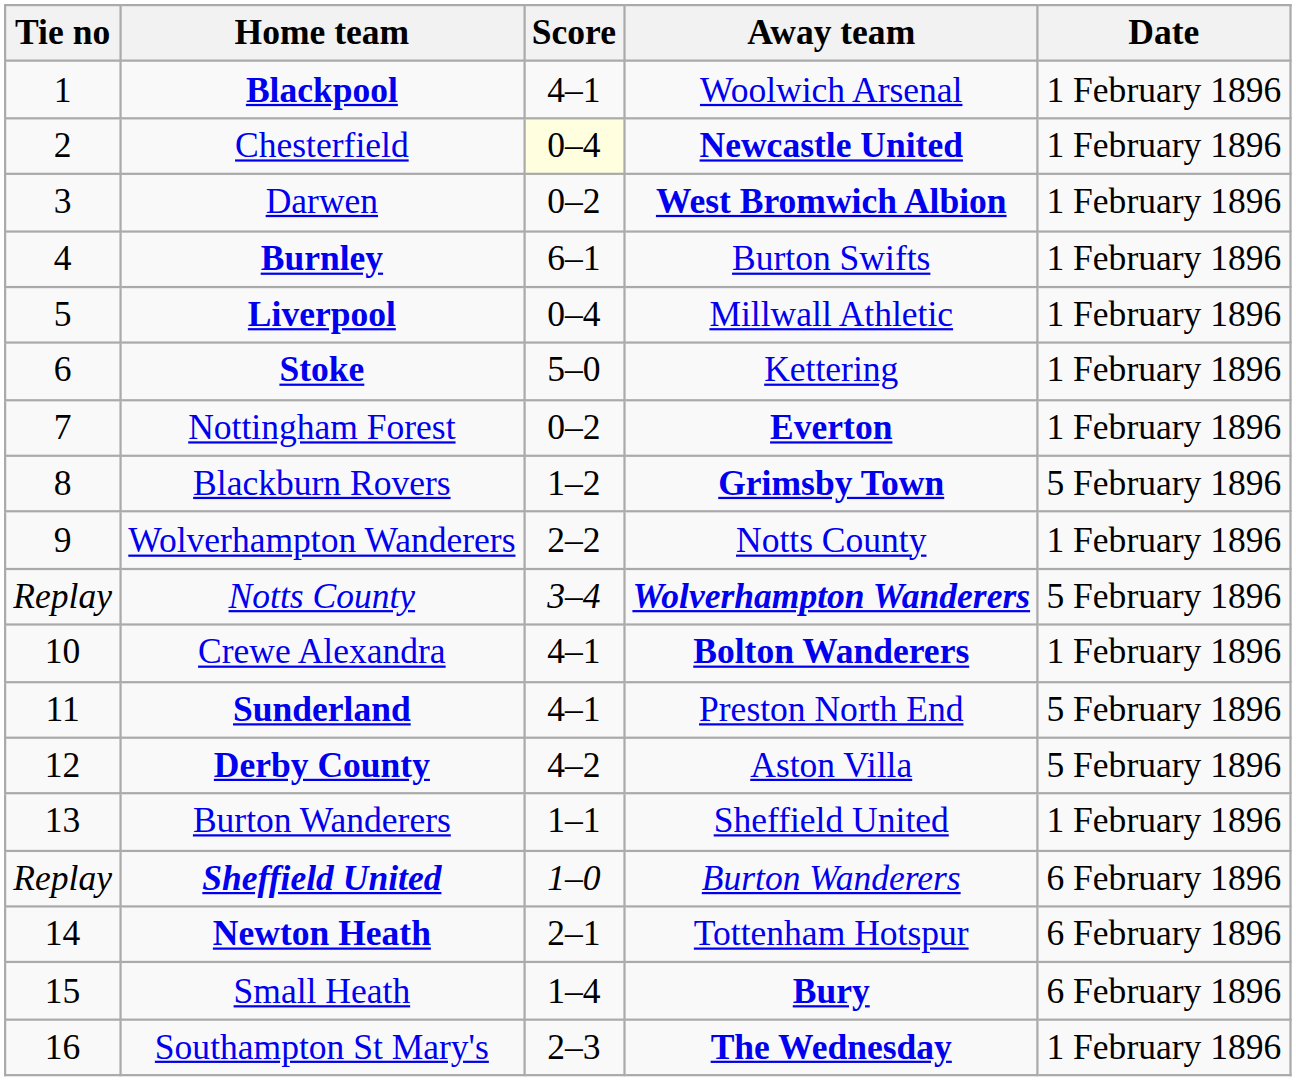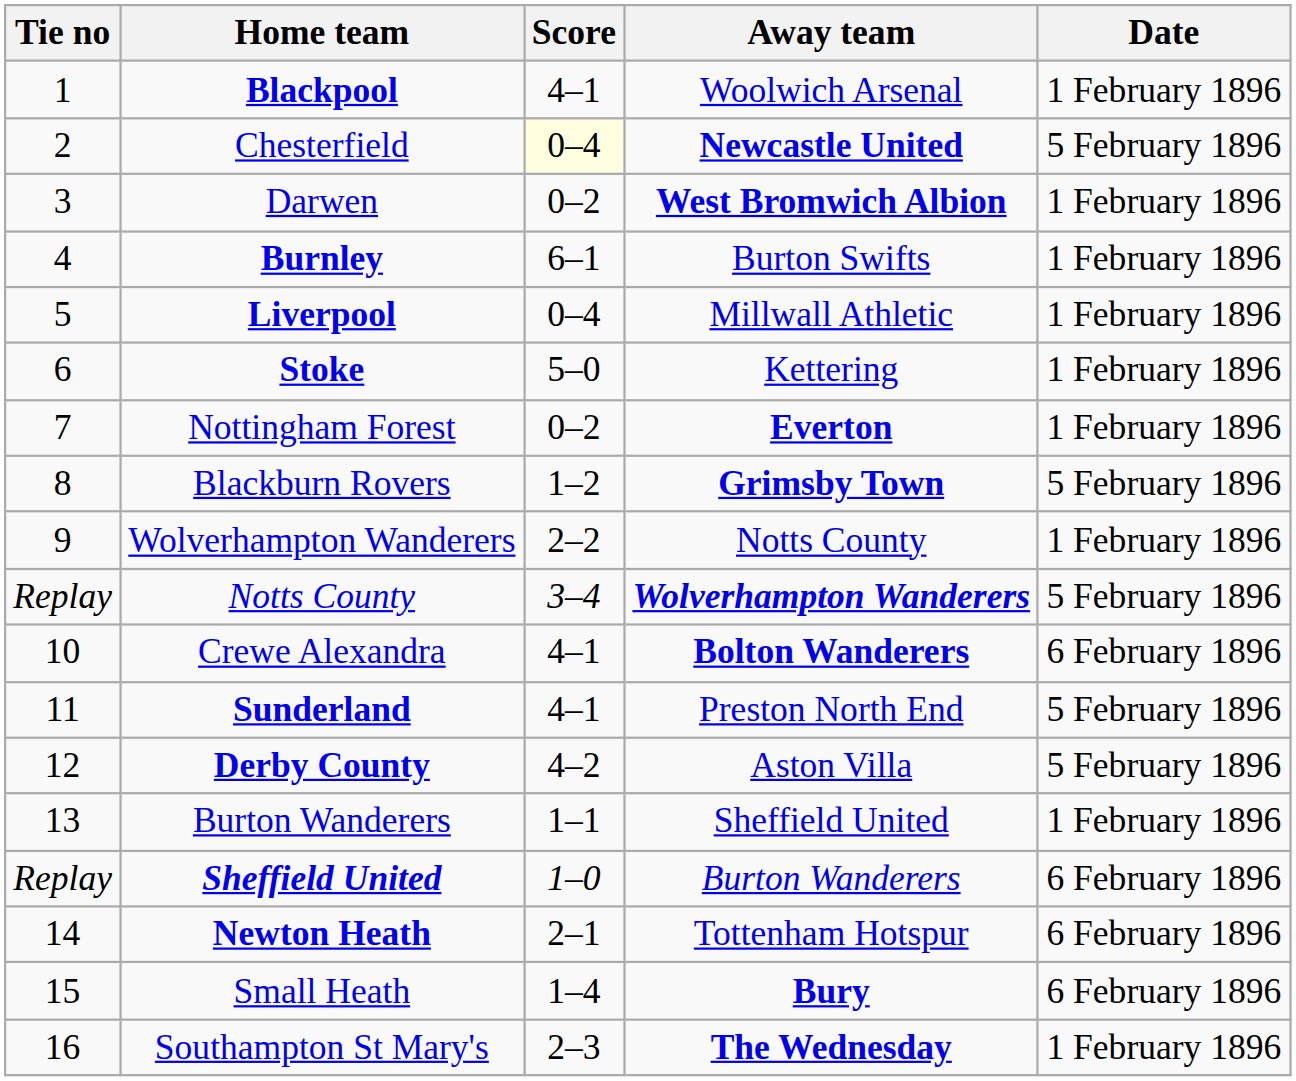(1164, 145) 1 February 1896 -> (1164, 145) 5 February 1896
(1164, 652) 1 February 1896 -> (1164, 652) 6 February 1896
